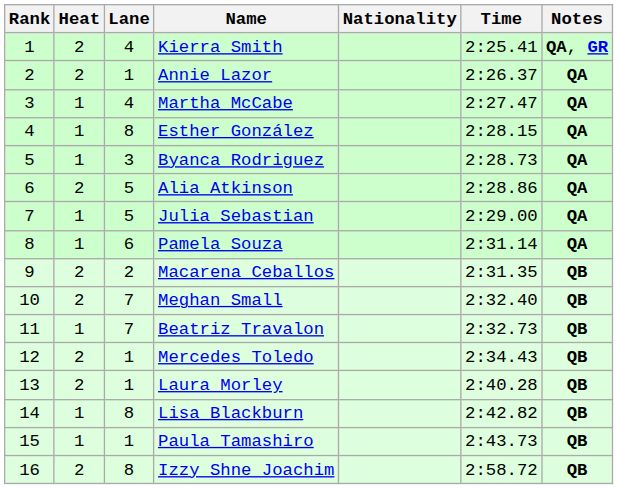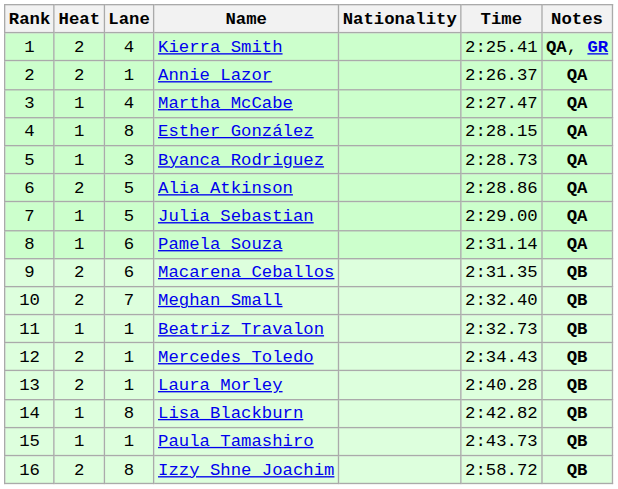(129, 272) 2 -> (129, 272) 6
(129, 329) 7 -> (129, 329) 1
